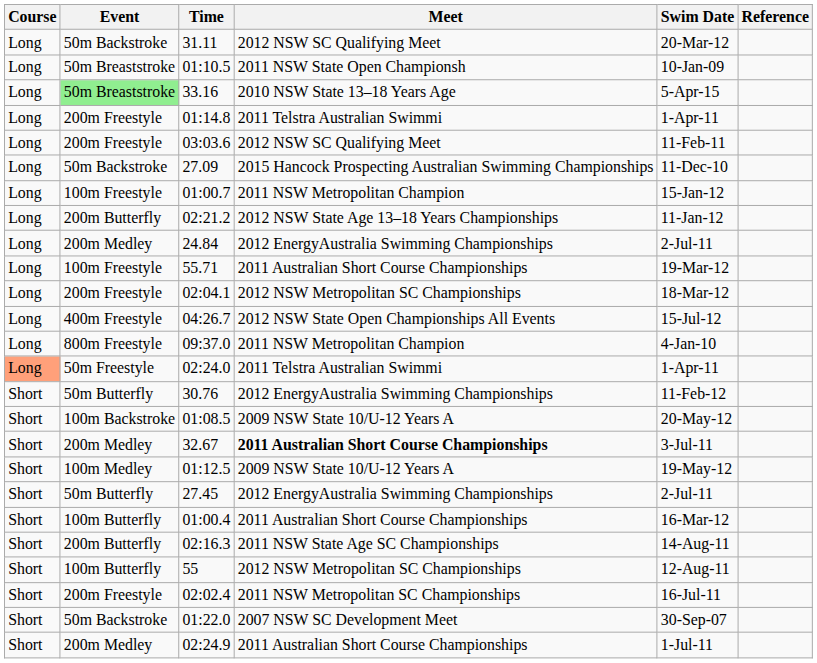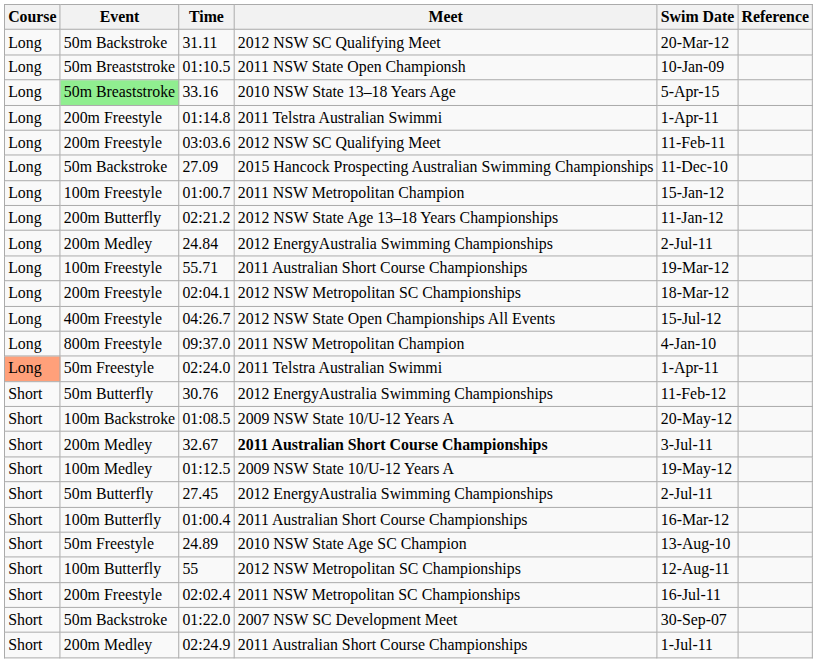- row: (206, 544)
+ row: (200, 544)
